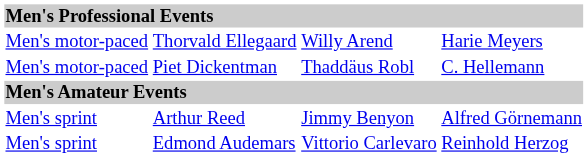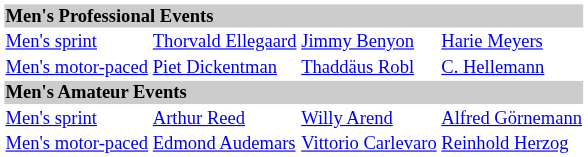(77, 41) Men's motor-paced -> (51, 41) Men's sprint
(347, 41) Willy Arend -> (358, 41) Jimmy Benyon
(358, 117) Jimmy Benyon -> (347, 117) Willy Arend
(51, 143) Men's sprint -> (77, 143) Men's motor-paced
